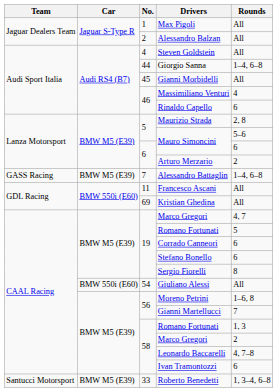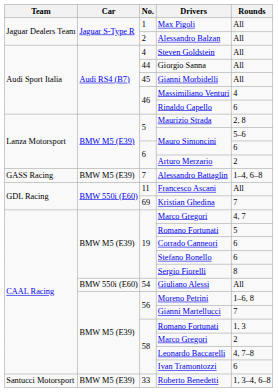(248, 65) 1–4, 6–8 -> (239, 65) All
(239, 202) All -> (235, 202) 7
